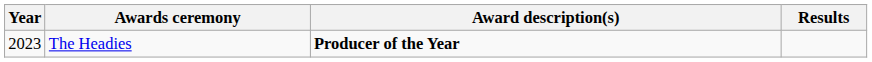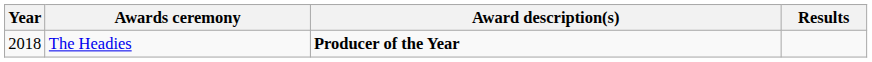(25, 43) 2023 -> (25, 43) 2018
